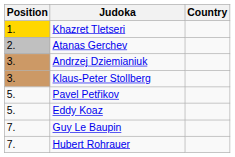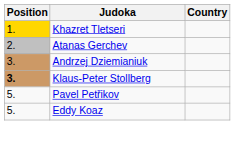(11, 78) normal -> (11, 78) bold
- row: (87, 128)
- row: (91, 144)
